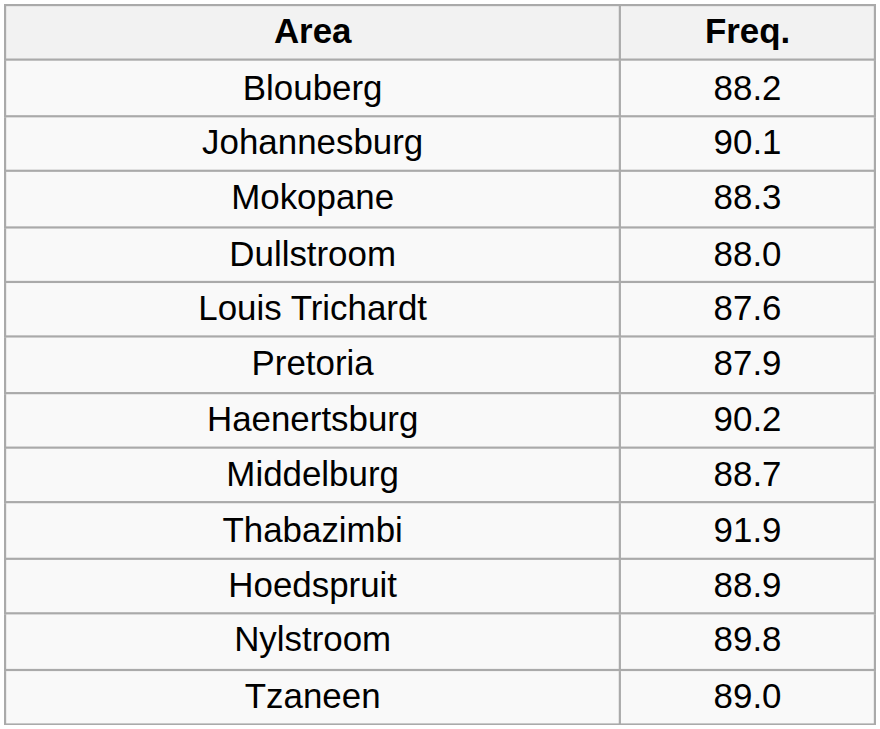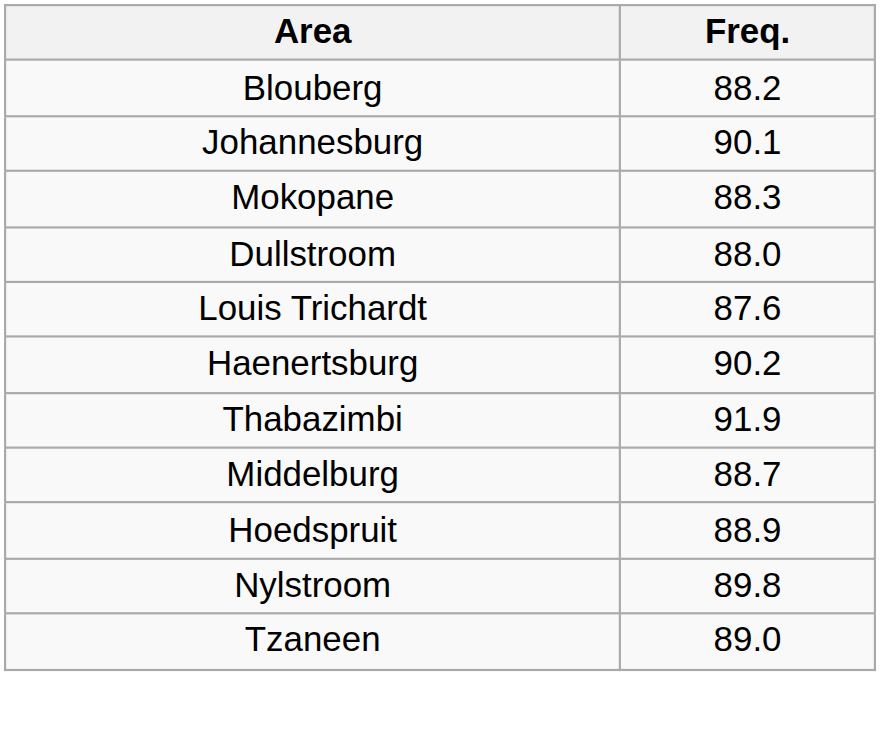- row: (313, 364)
rows swapped: (313, 474) <-> (313, 530)
